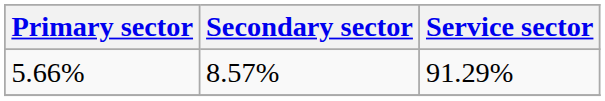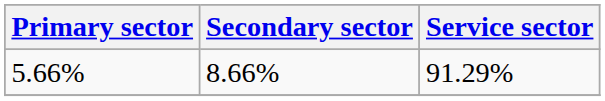(243, 71) 8.57% -> (243, 71) 8.66%
